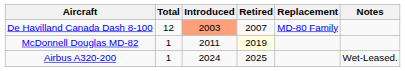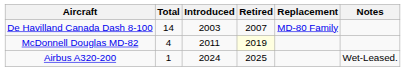(168, 27) 12 -> (168, 27) 14
(209, 27) lightsalmon background -> (209, 27) no background
(168, 43) 1 -> (168, 43) 4
